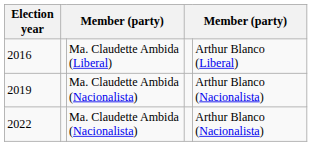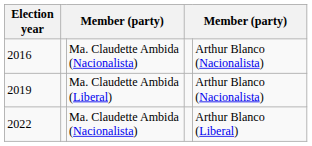(124, 56) Ma. Claudette Ambida (Liberal) -> (124, 56) Ma. Claudette Ambida (Nacionalista)
(230, 56) Arthur Blanco (Liberal) -> (230, 56) Arthur Blanco (Nacionalista)
(124, 90) Ma. Claudette Ambida (Nacionalista) -> (124, 90) Ma. Claudette Ambida (Liberal)
(230, 124) Arthur Blanco (Nacionalista) -> (230, 124) Arthur Blanco (Liberal)
